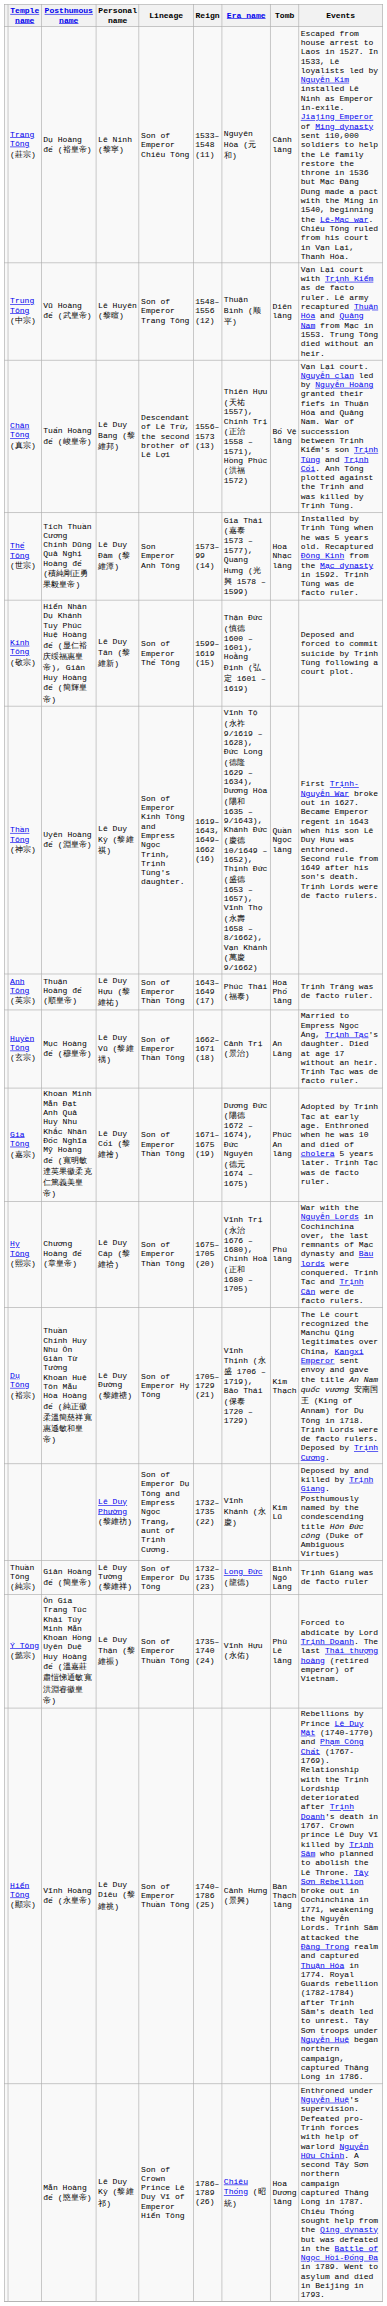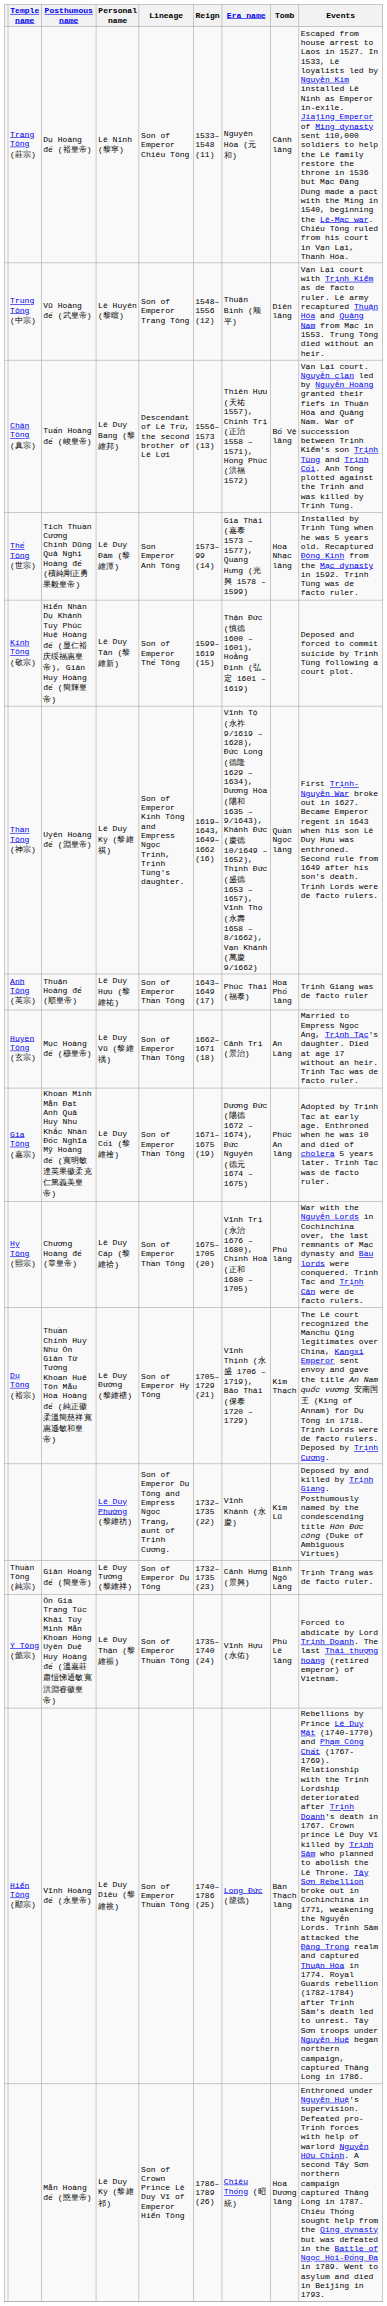(337, 992) Trịnh Tráng was de facto ruler. -> (337, 992) Trịnh Giang was de facto ruler
(243, 1577) Long Đức (龍德) -> (246, 1577) Cảnh Hưng (景興)
(337, 1578) Trịnh Giang was de facto ruler -> (337, 1578) Trịnh Tráng was de facto ruler.
(246, 1896) Cảnh Hưng (景興) -> (243, 1896) Long Đức (龍德)
